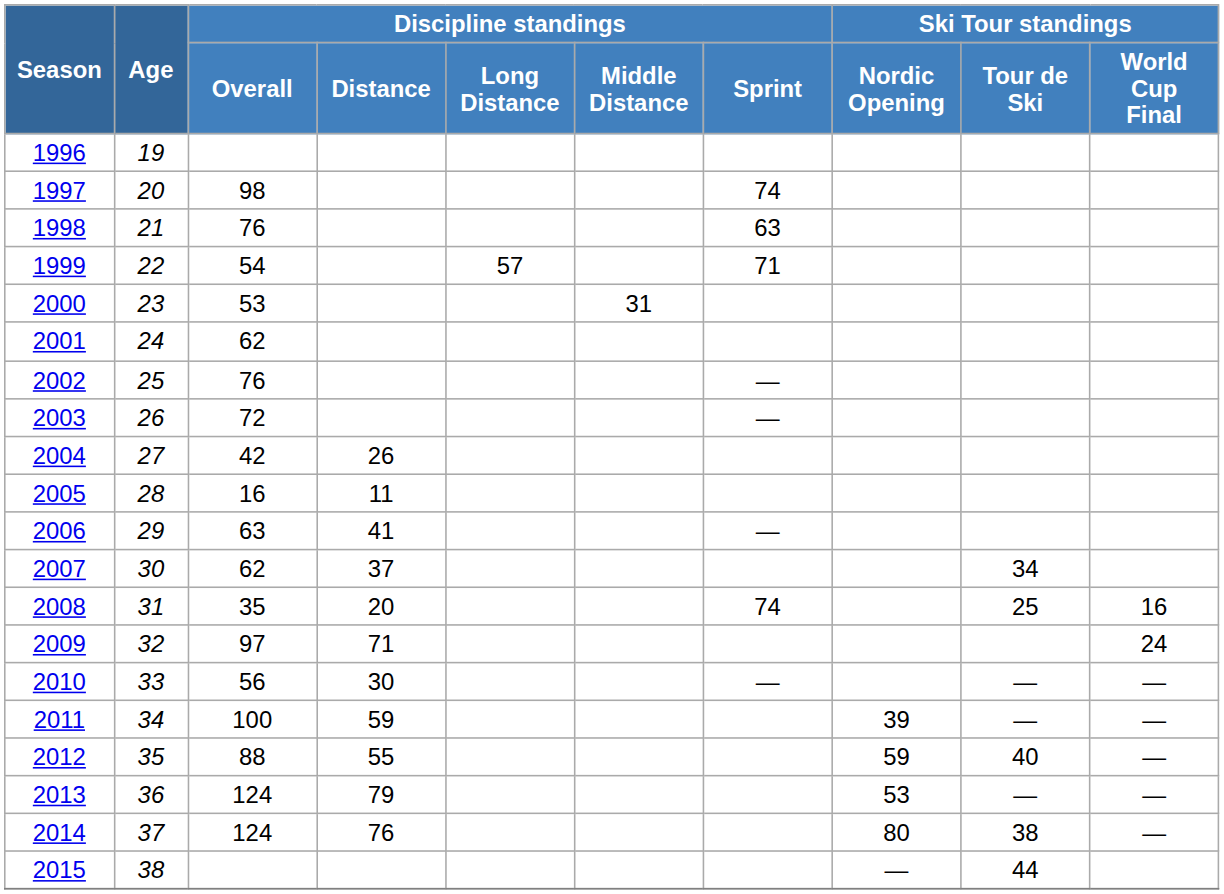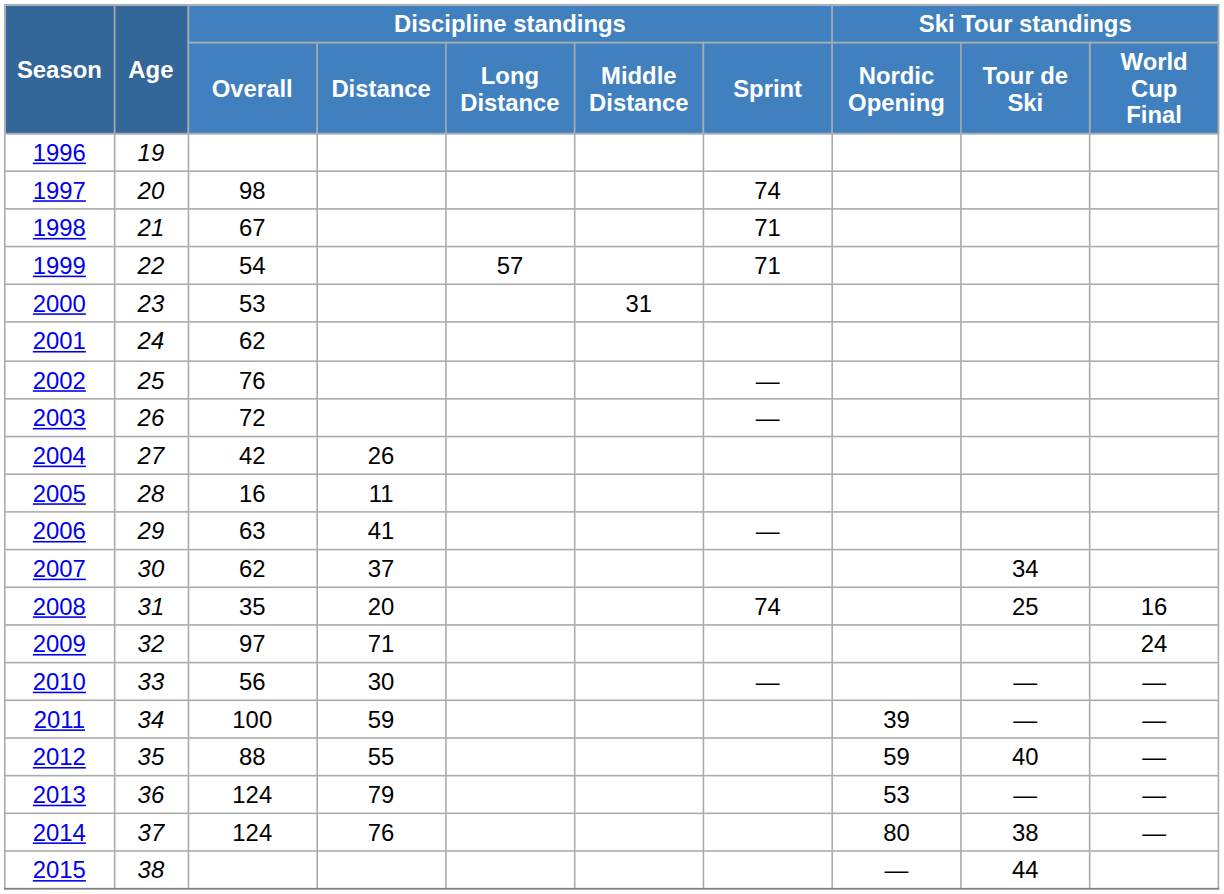(252, 228) 76 -> (252, 228) 67
(768, 228) 63 -> (768, 228) 71
